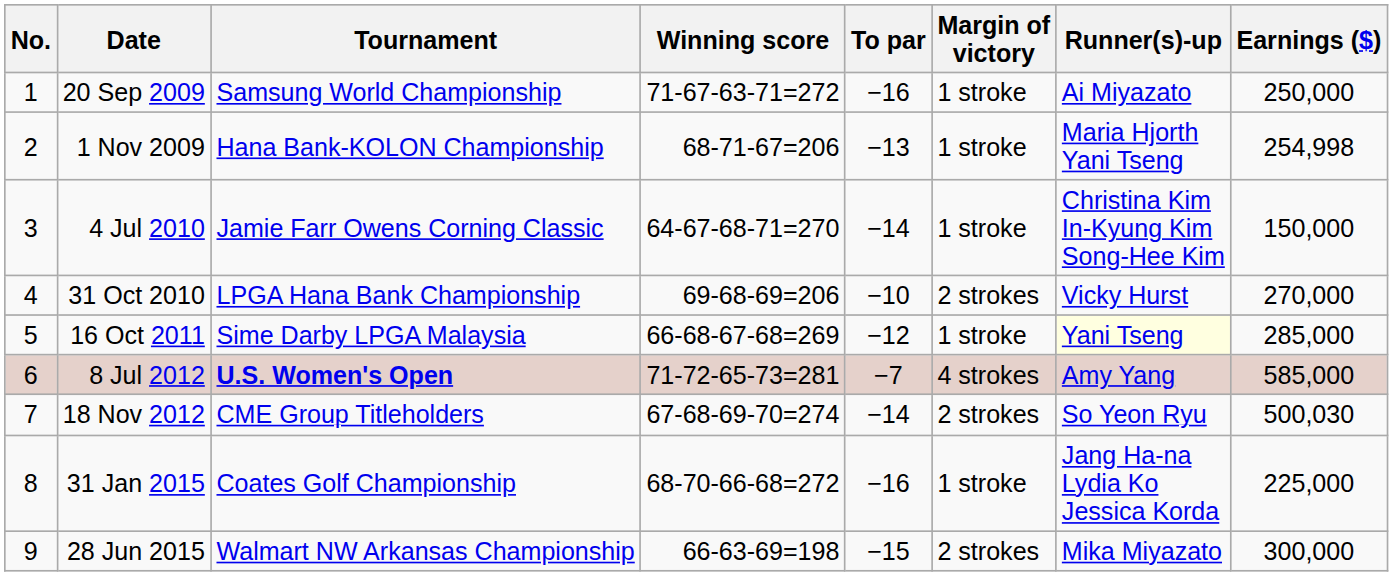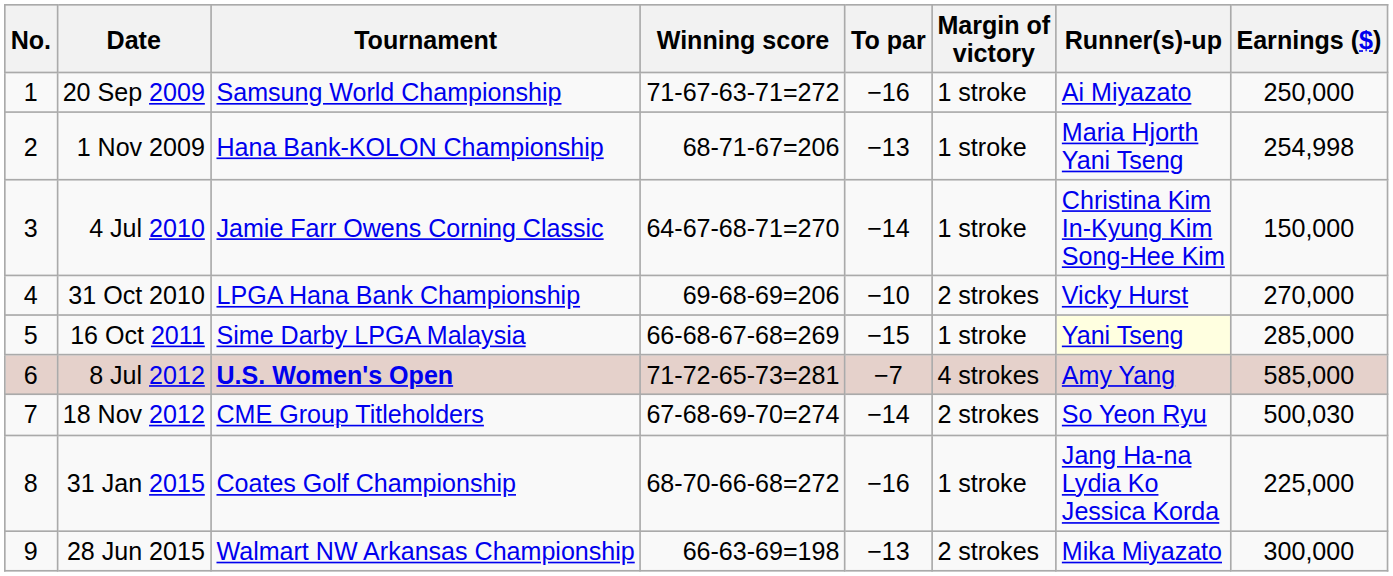(888, 336) −12 -> (888, 336) −15
(888, 550) −15 -> (888, 550) −13
